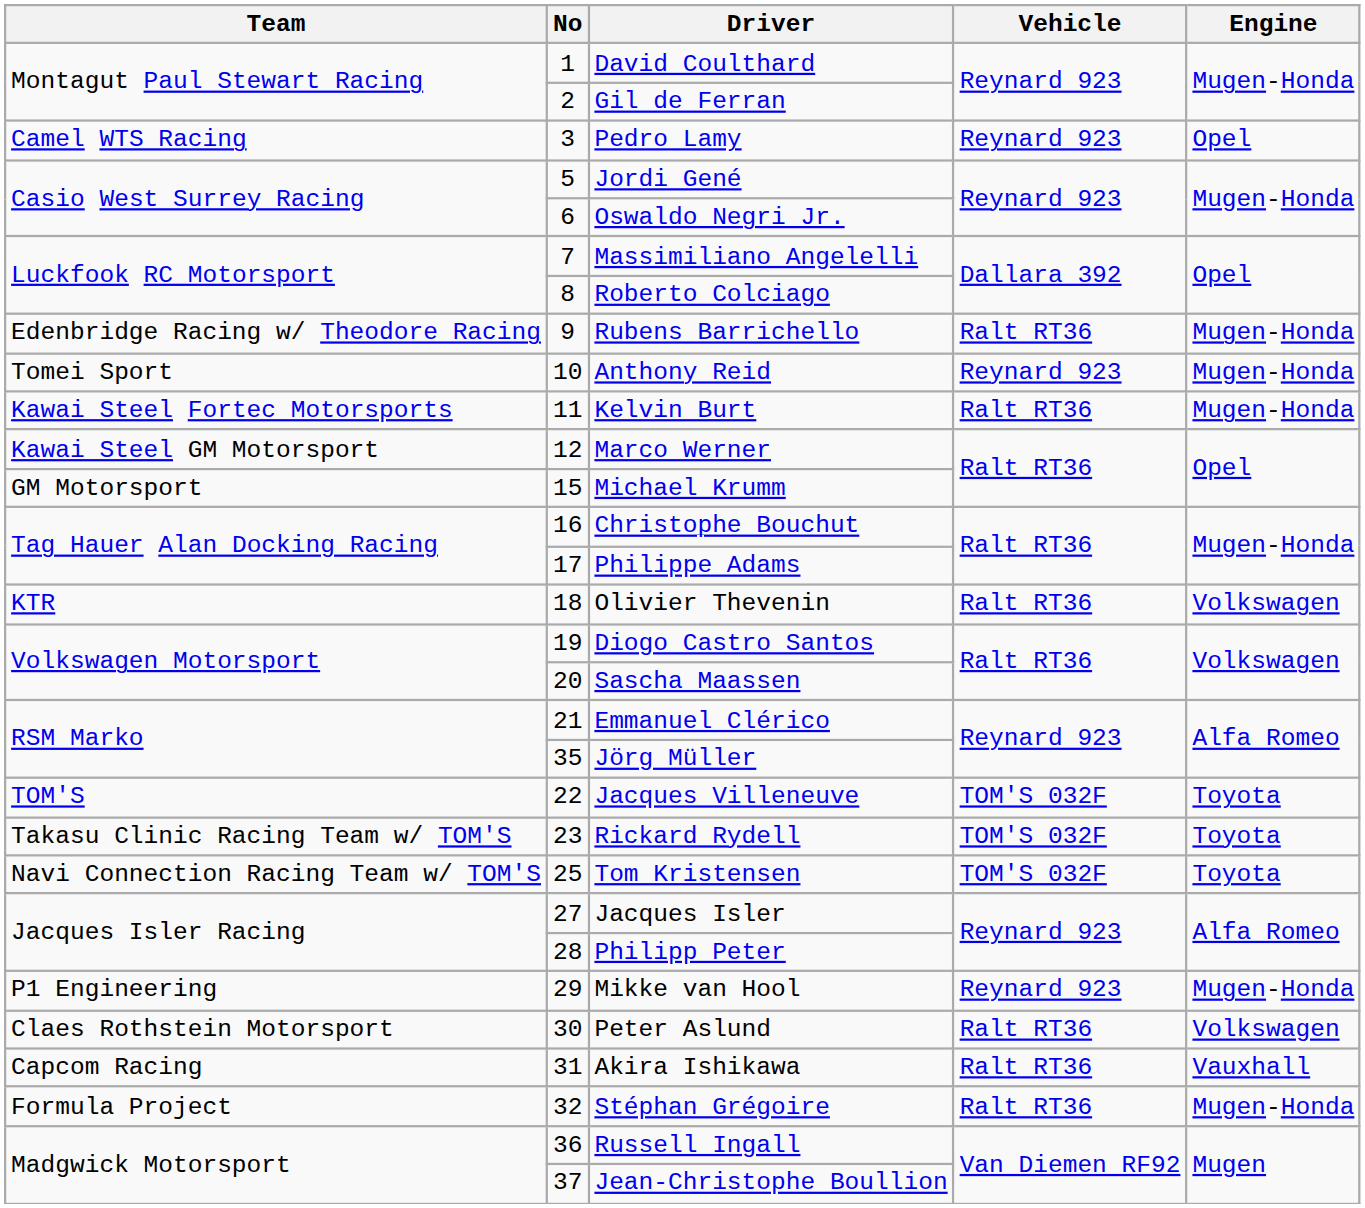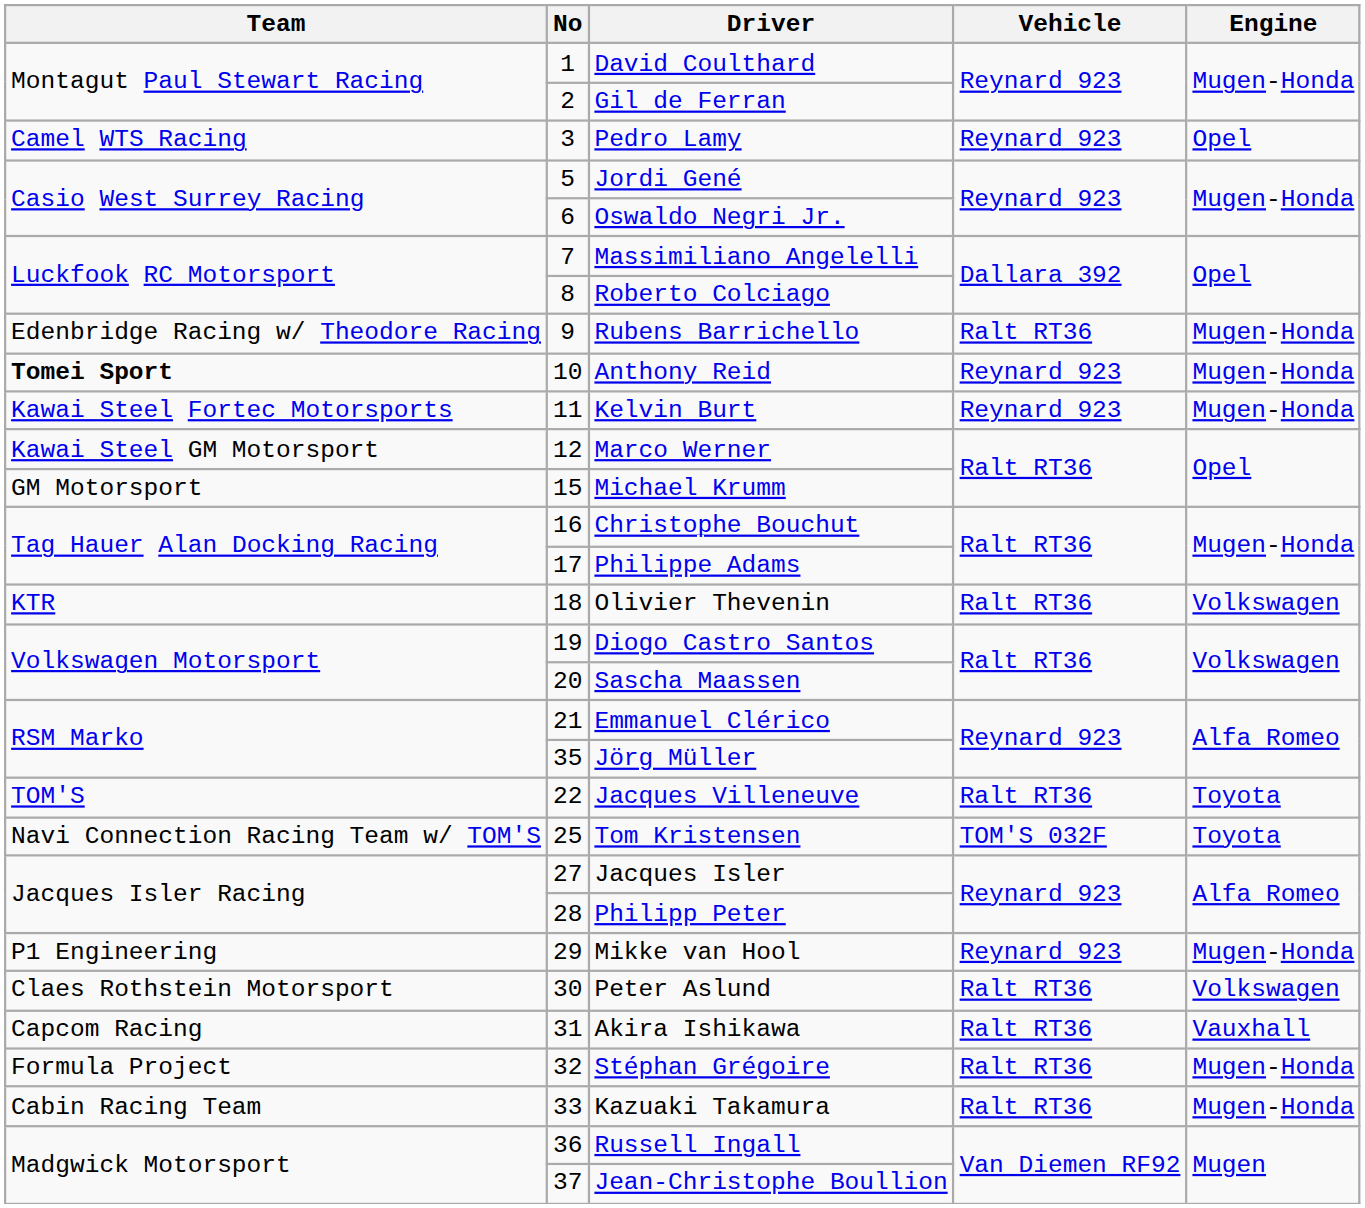(92, 372) normal -> (92, 372) bold
(1026, 411) Ralt RT36 -> (1041, 411) Reynard 923
(1033, 797) TOM'S 032F -> (1026, 797) Ralt RT36
- row: (697, 836)
+ row: (712, 1106)
